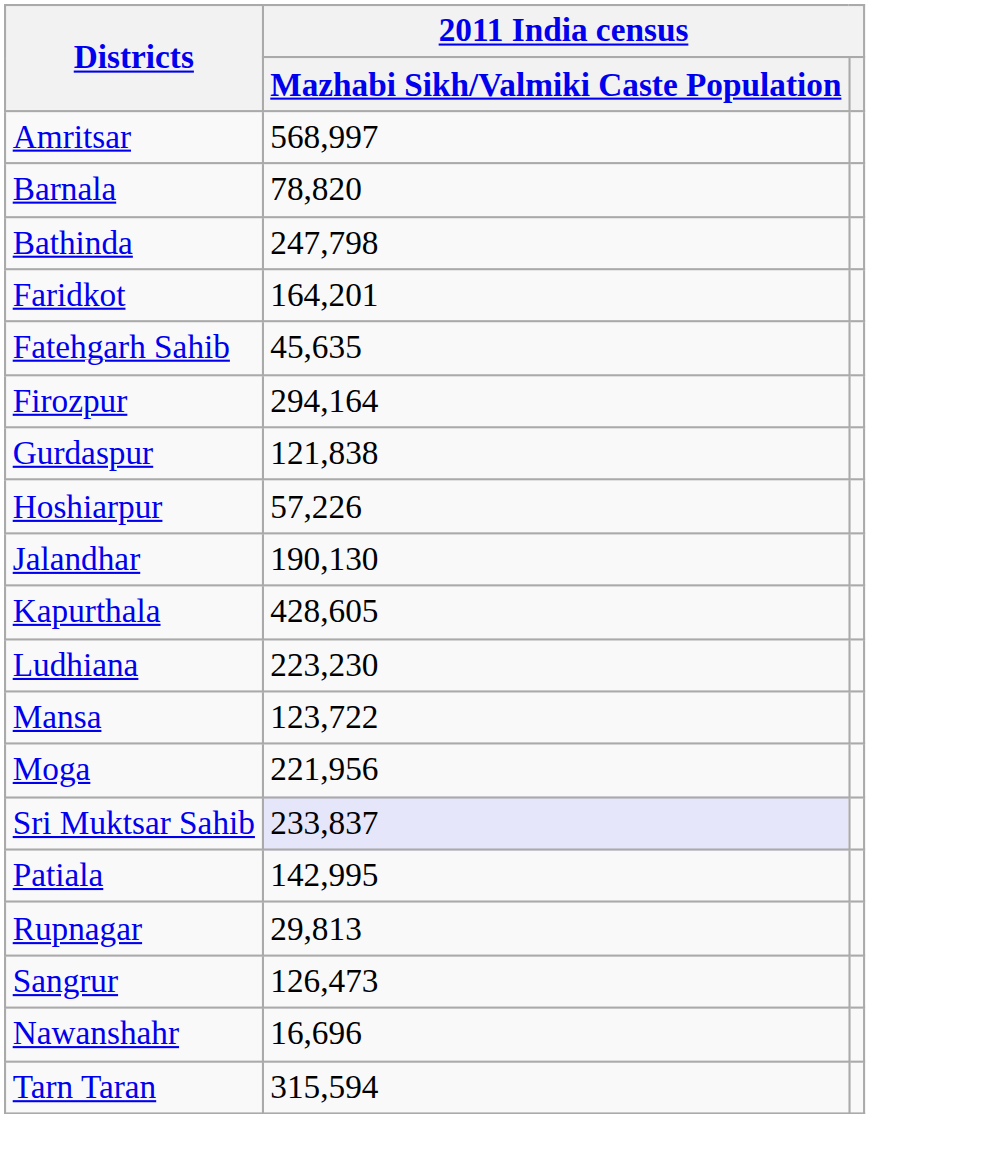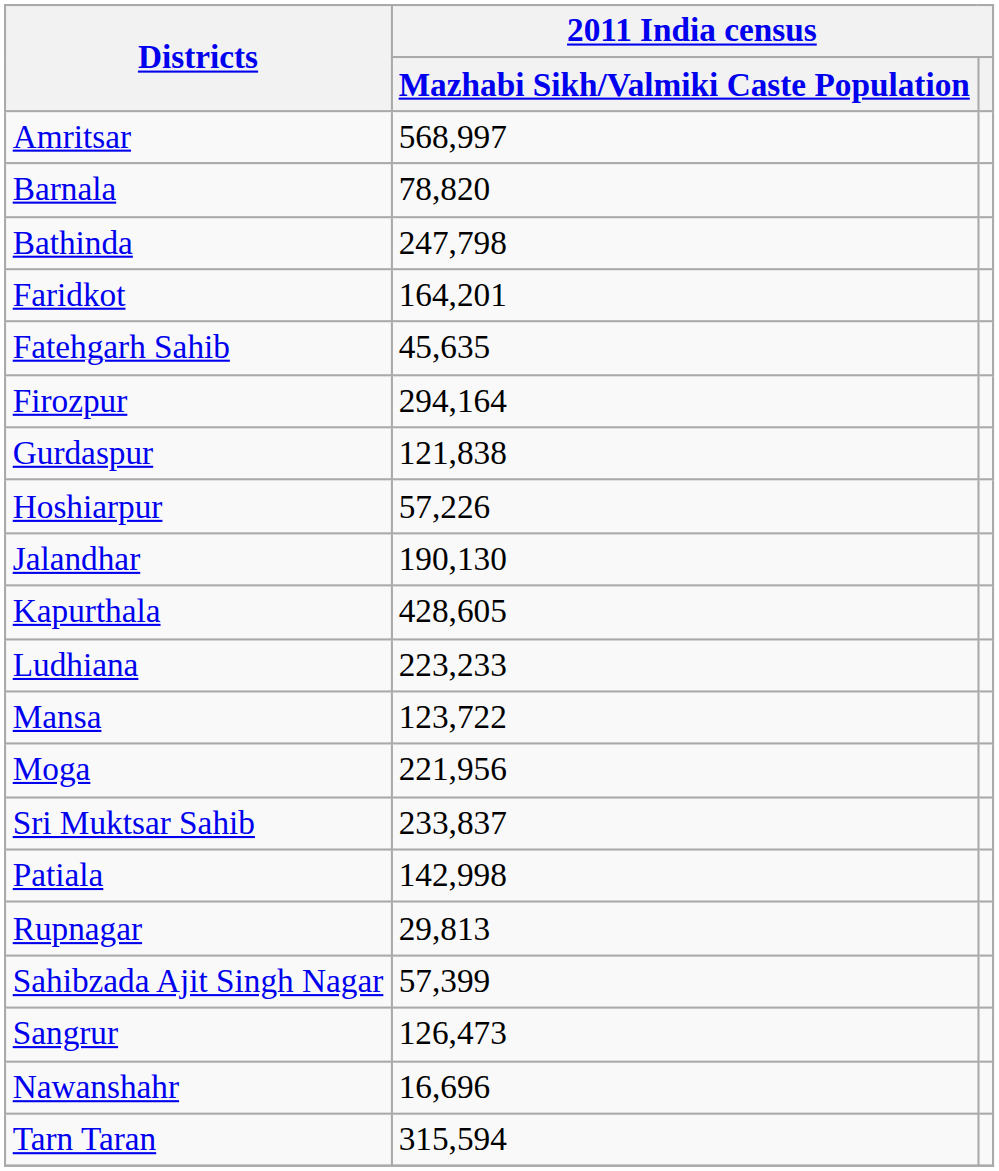(324, 664) 223,230 -> (453, 664) 223,233
(324, 822) lavender background -> (453, 822) no background
(324, 875) 142,995 -> (453, 875) 142,998
+ row: (198, 980)
